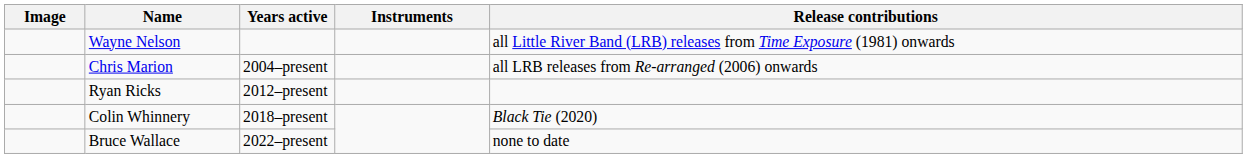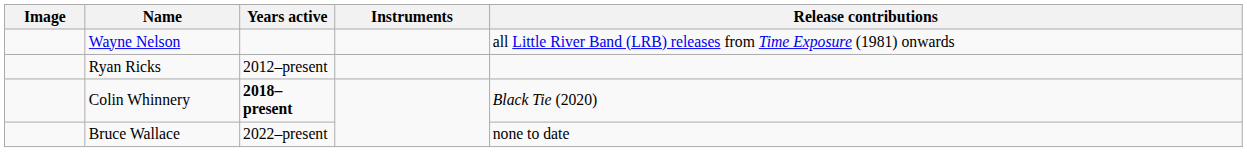- row: (131, 66)
(285, 116) normal -> (268, 100) bold
